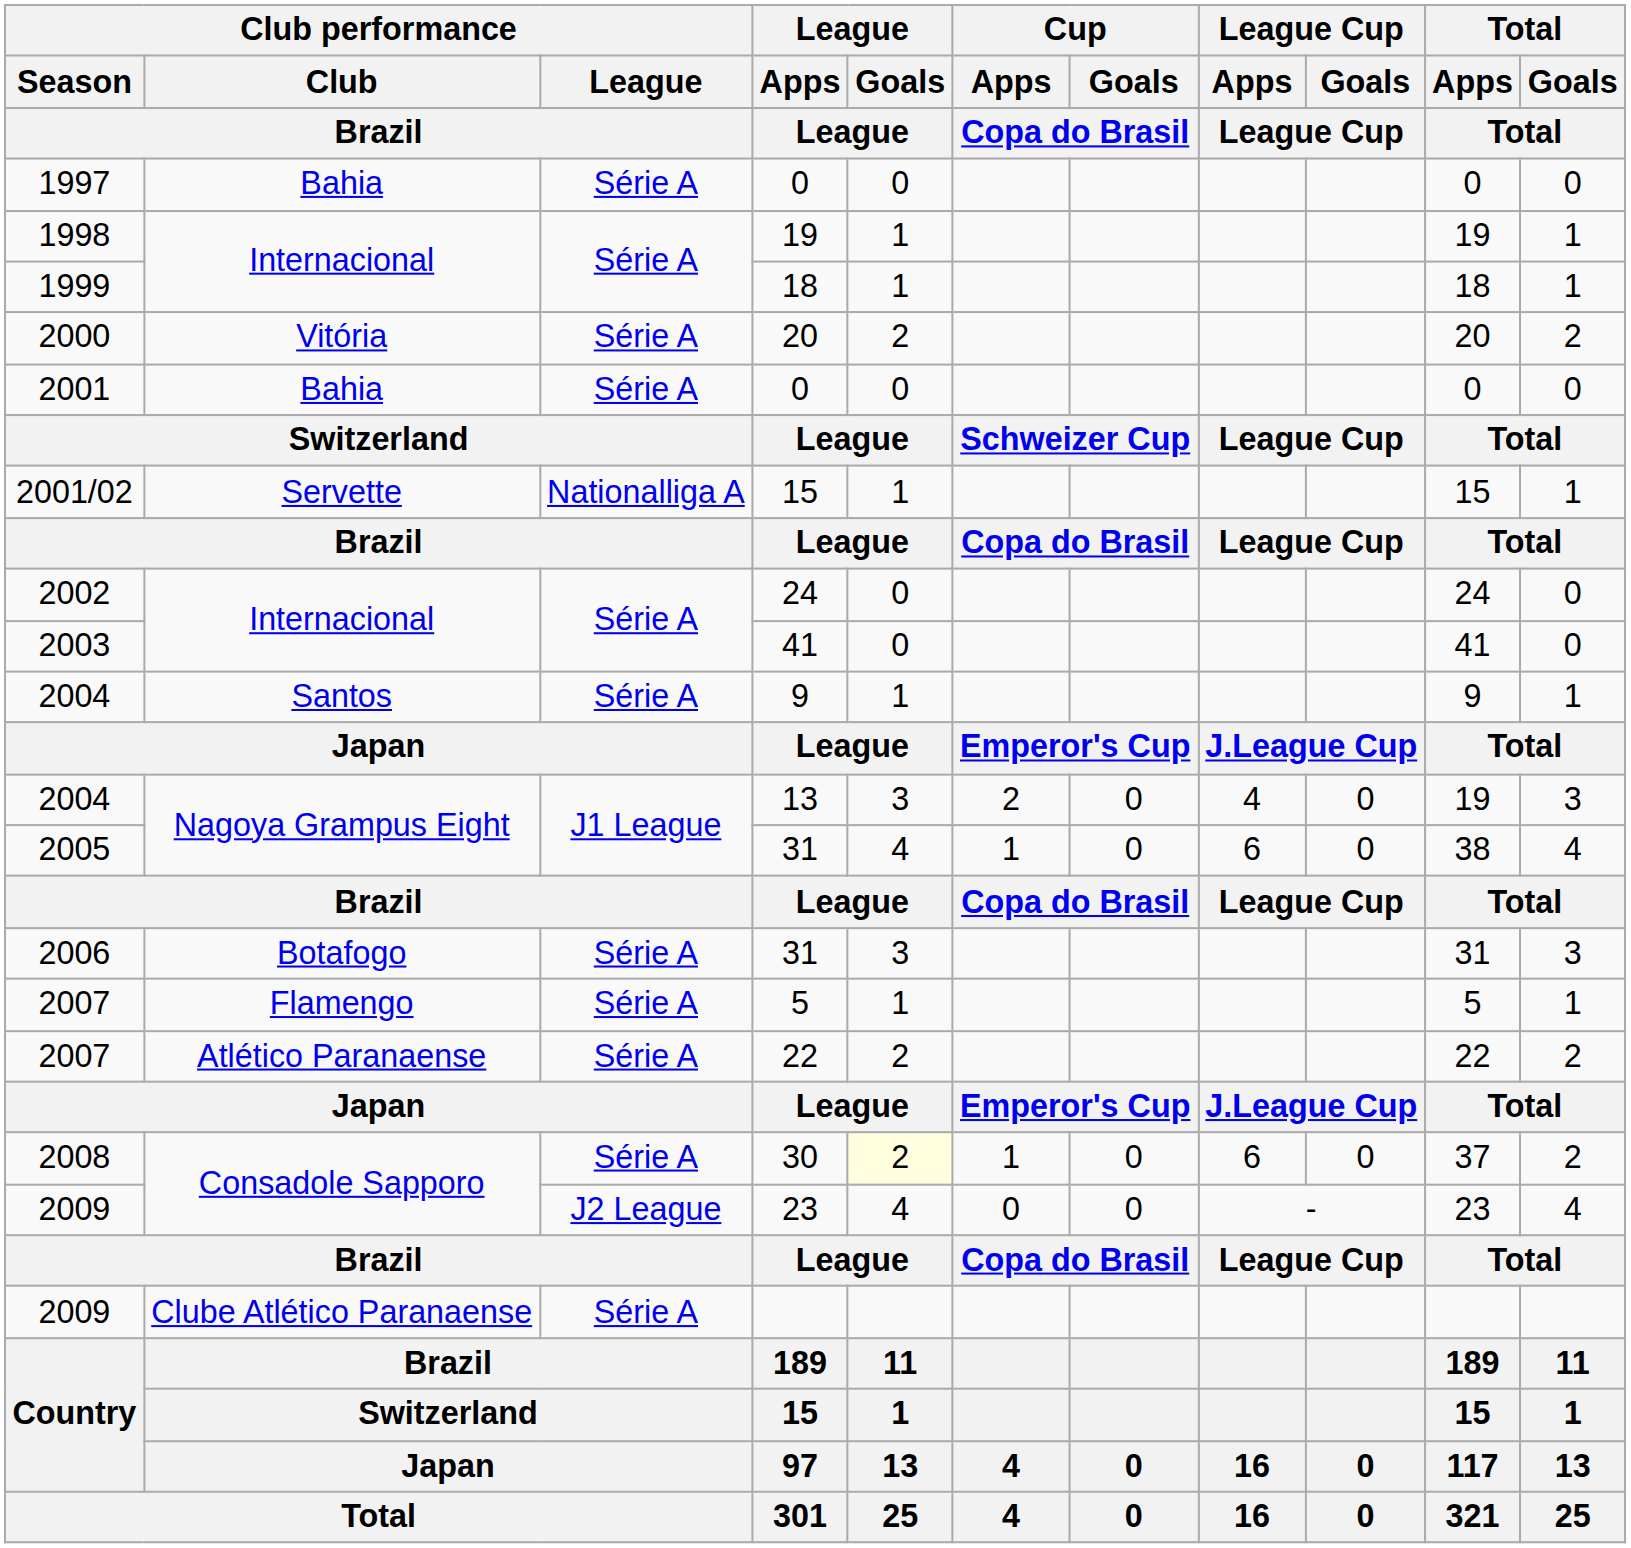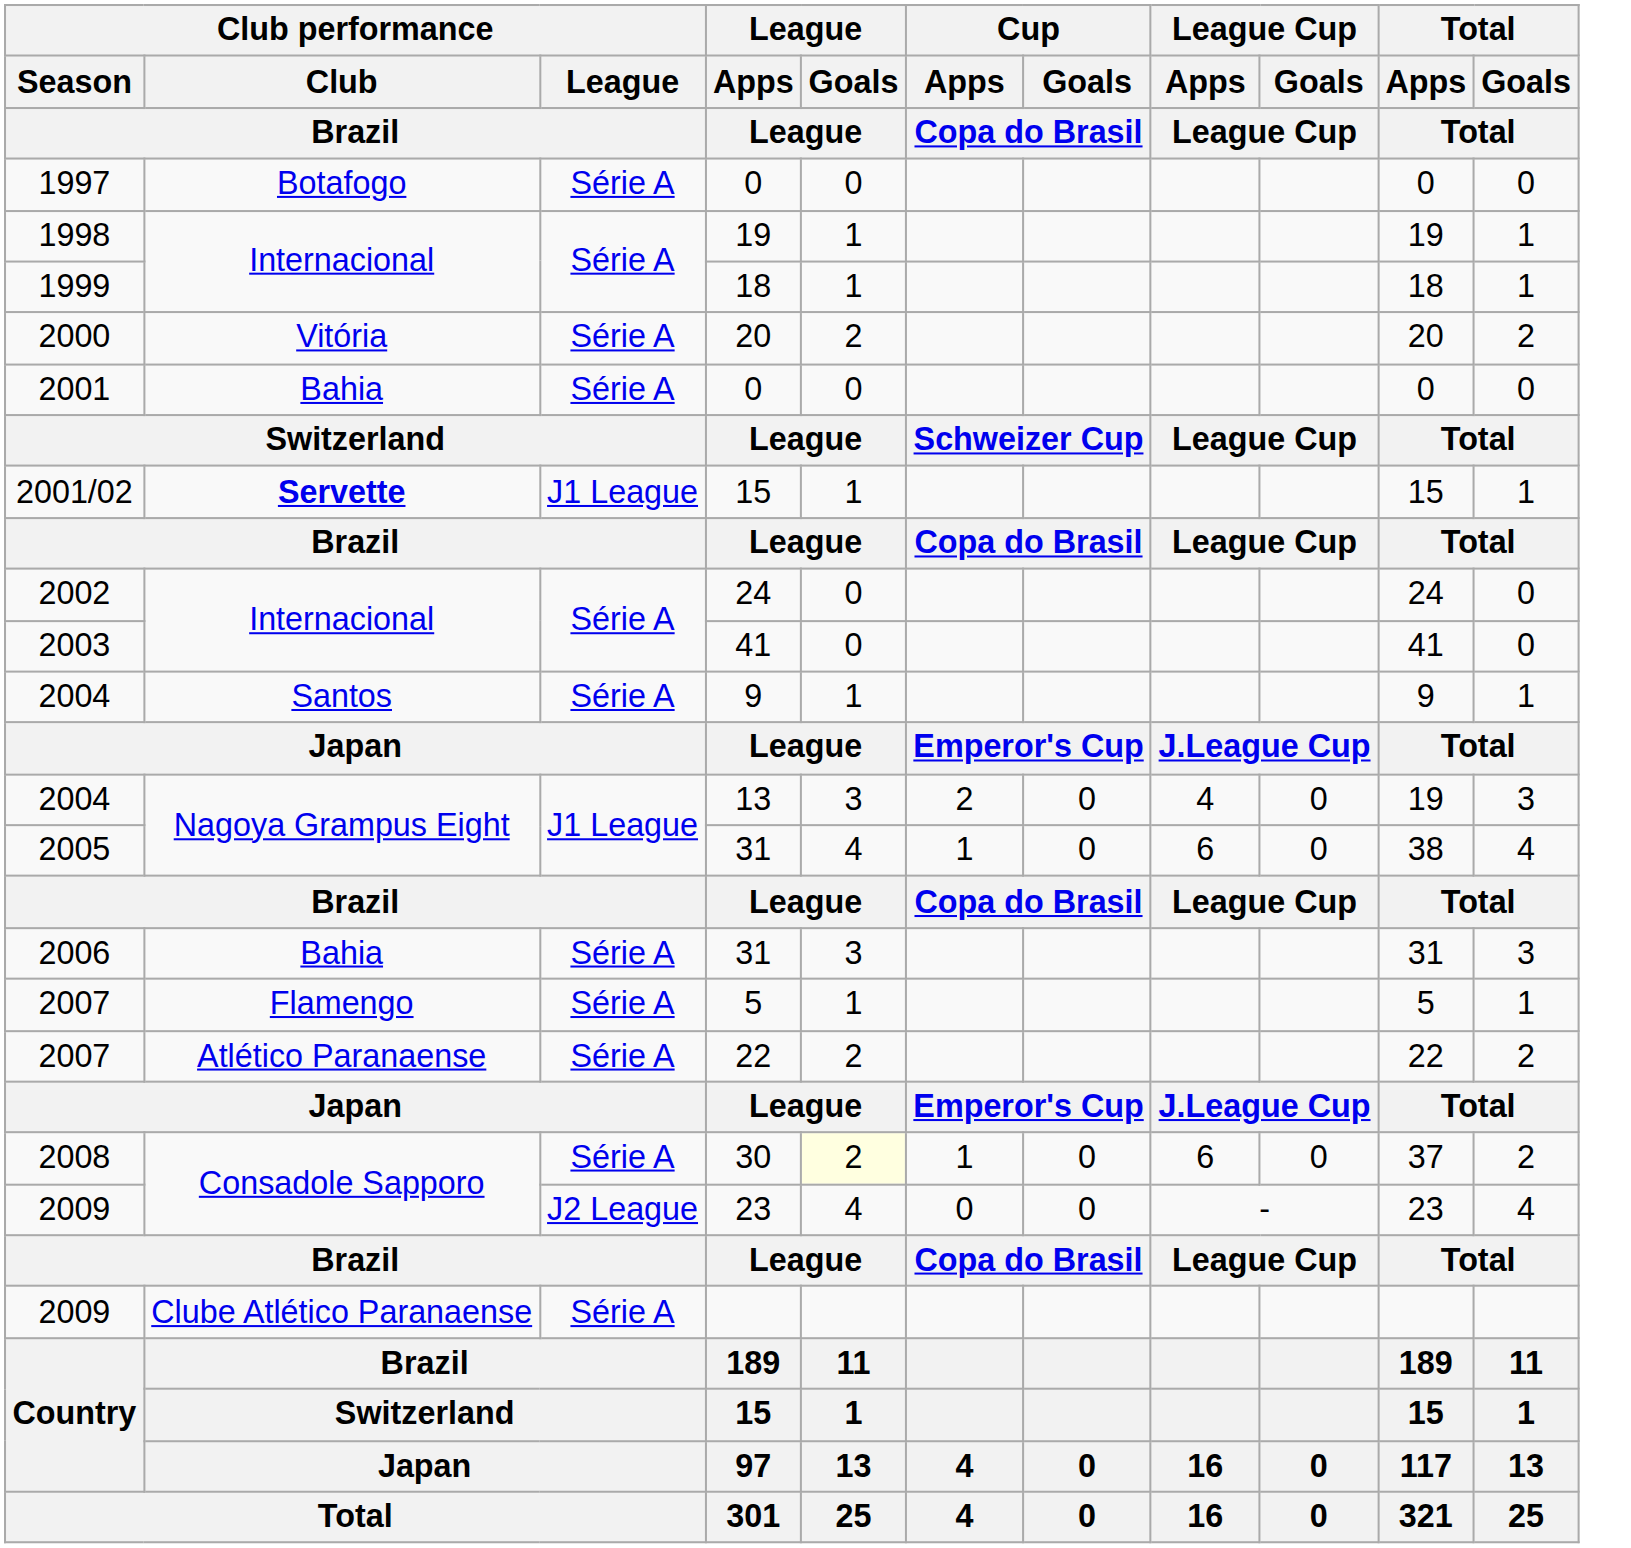(342, 183) Bahia -> (342, 183) Botafogo
(342, 491) normal -> (342, 491) bold
(646, 491) Nationalliga A -> (623, 491) J1 League
(342, 952) Botafogo -> (342, 952) Bahia
